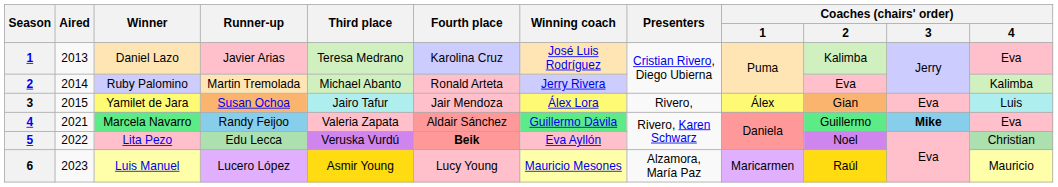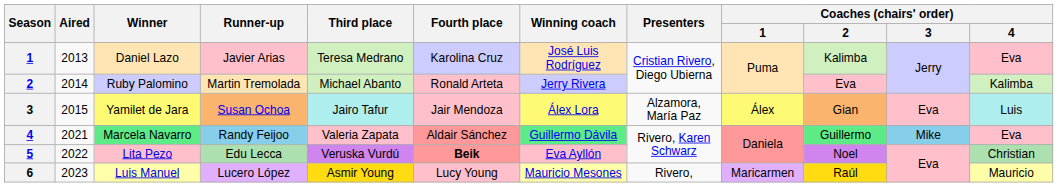(674, 103) Rivero, -> (674, 110) Alzamora, María Paz
(928, 122) bold -> (928, 135) normal
(674, 166) Alzamora, María Paz -> (674, 173) Rivero,
